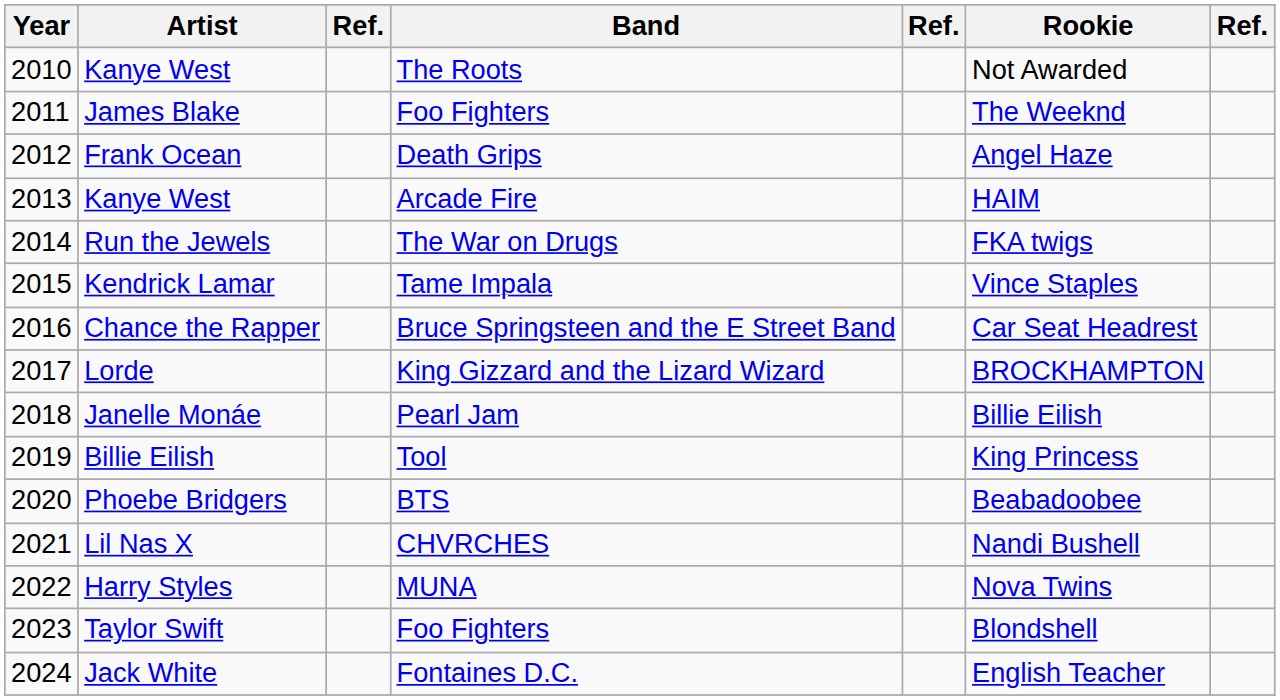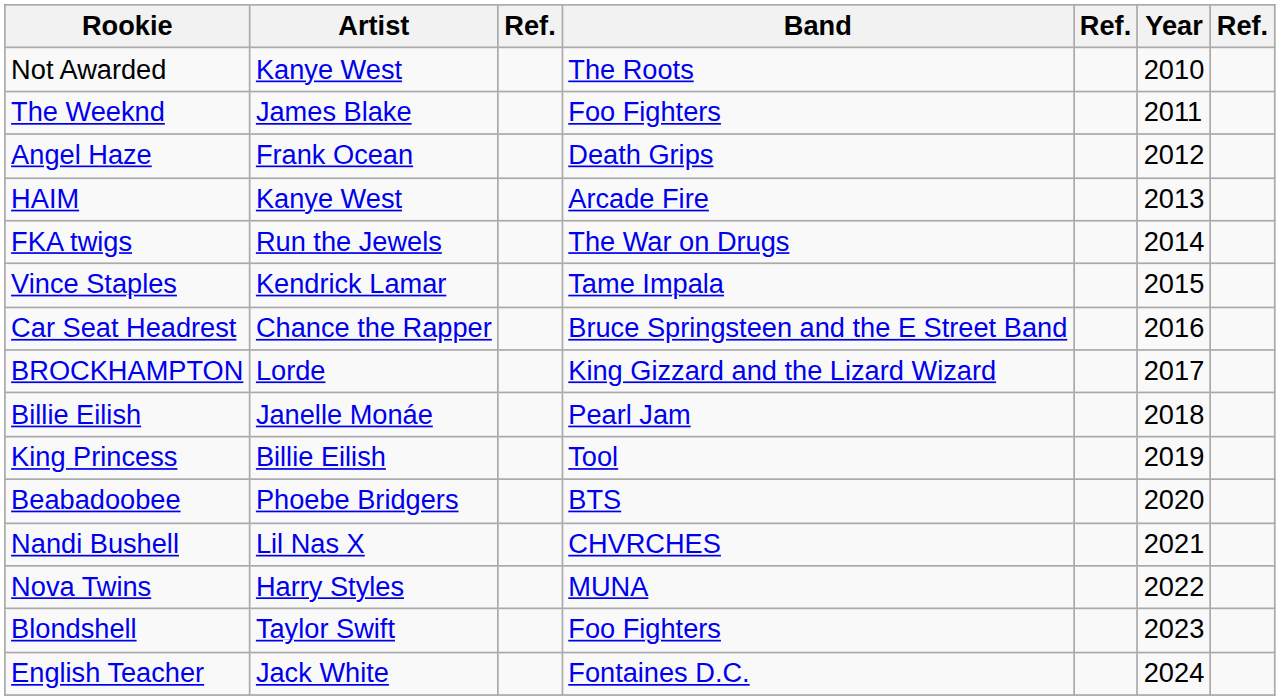columns swapped: (41, 26) <-> (1088, 26)
